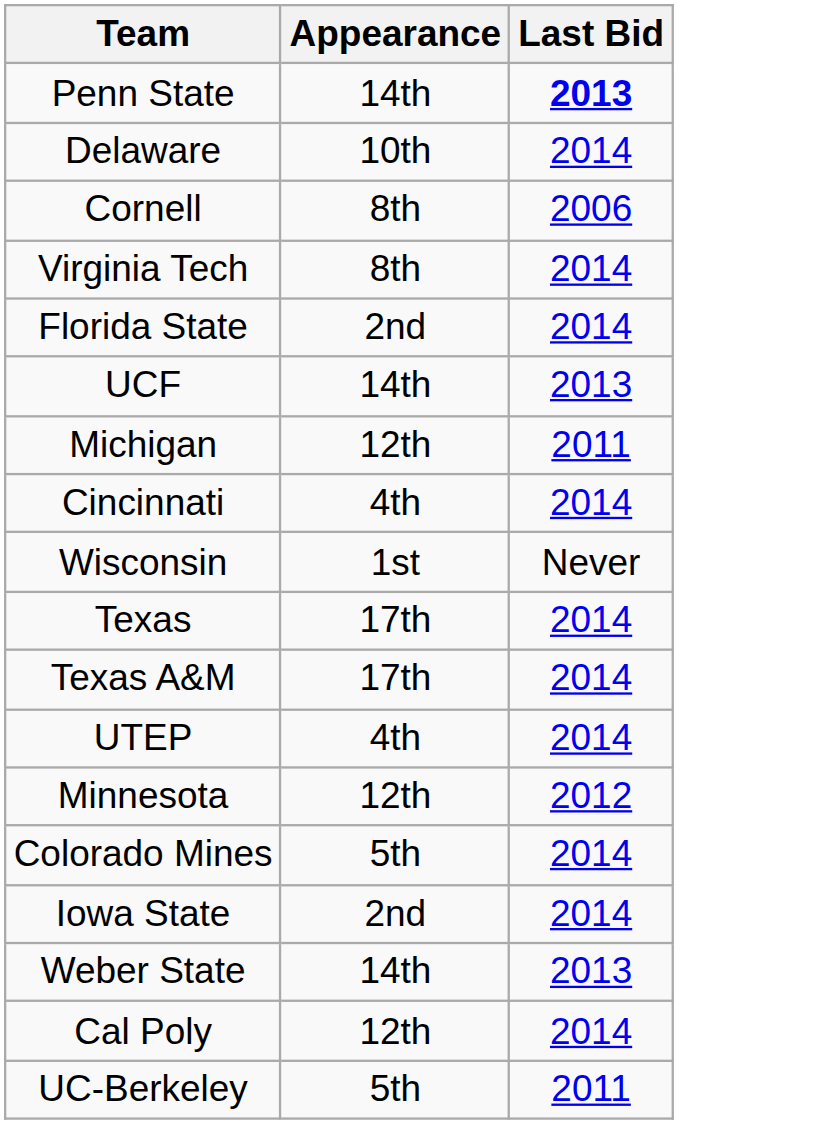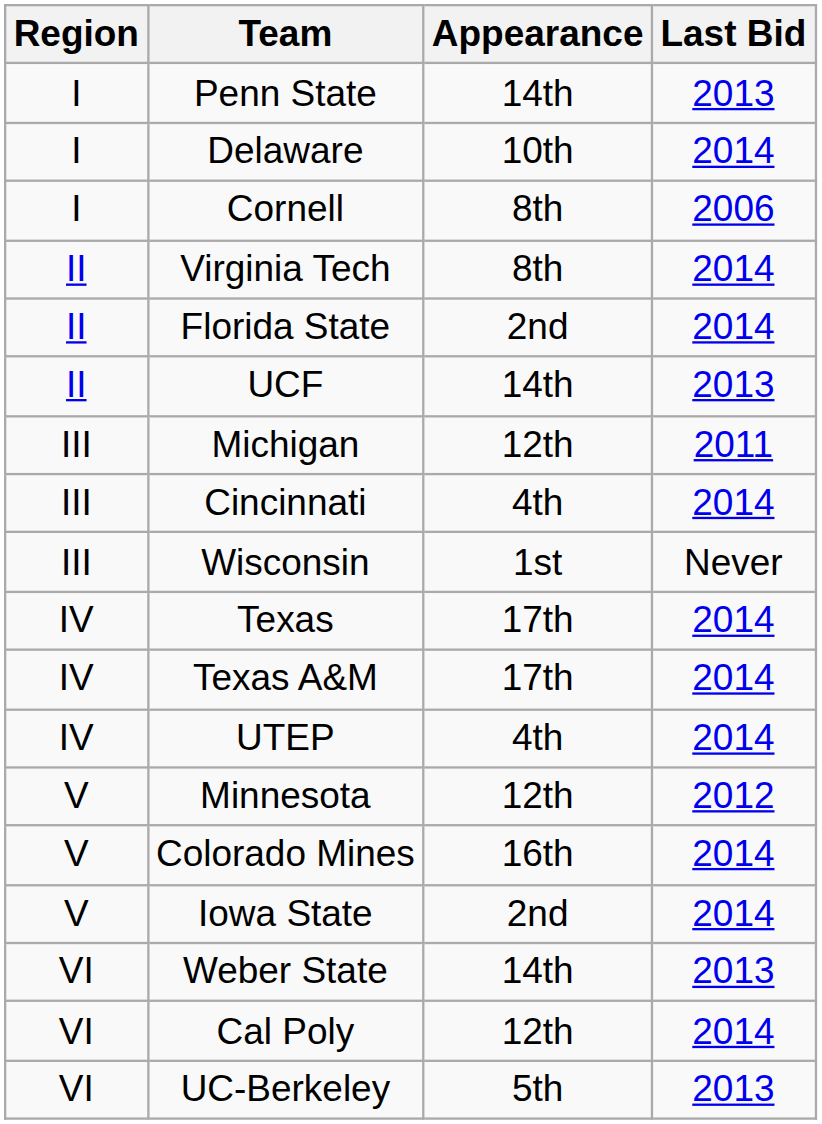+ column: (76, 33)
(591, 92) bold -> (733, 92) normal
(395, 854) 5th -> (538, 854) 16th
(591, 1088) 2011 -> (733, 1088) 2013
